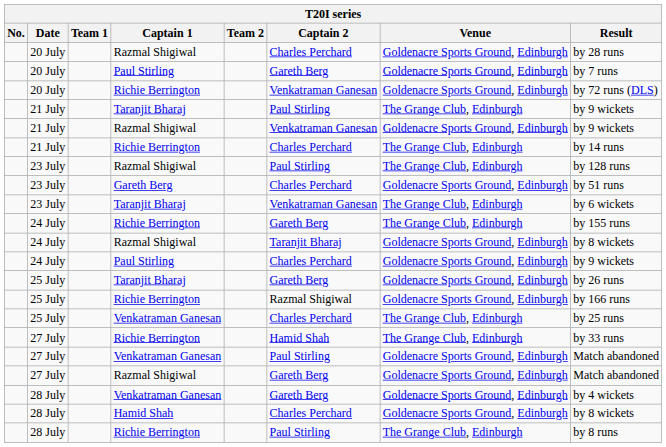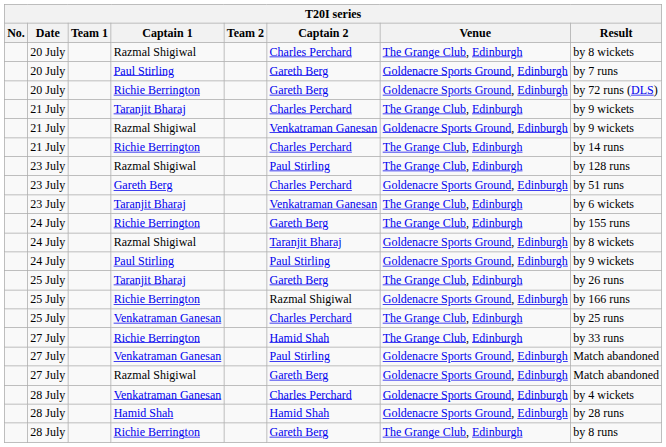(475, 52) Goldenacre Sports Ground, Edinburgh -> (453, 52) The Grange Club, Edinburgh
(599, 52) by 28 runs -> (604, 52) by 8 wickets
(323, 90) Venkatraman Ganesan -> (299, 90) Gareth Berg
(300, 109) Paul Stirling -> (311, 109) Charles Perchard
(311, 261) Charles Perchard -> (300, 261) Paul Stirling
(475, 280) Goldenacre Sports Ground, Edinburgh -> (453, 280) The Grange Club, Edinburgh
(299, 394) Gareth Berg -> (311, 394) Charles Perchard
(311, 413) Charles Perchard -> (299, 413) Hamid Shah
(604, 413) by 8 wickets -> (599, 413) by 28 runs
(300, 432) Paul Stirling -> (299, 432) Gareth Berg
